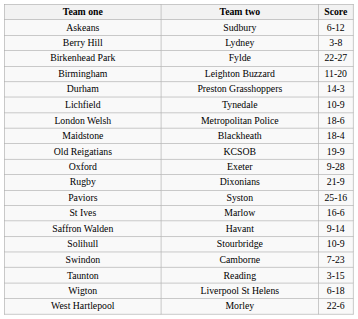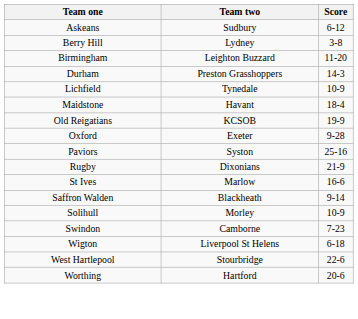- row: (83, 58)
- row: (83, 120)
(240, 136) Blackheath -> (240, 105) Havant
rows swapped: (83, 197) <-> (83, 182)
(240, 228) Havant -> (240, 197) Blackheath
(240, 244) Stourbridge -> (240, 213) Morley
- row: (83, 275)
(240, 306) Morley -> (240, 259) Stourbridge
+ row: (83, 275)
